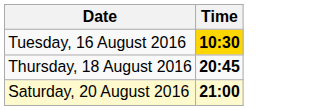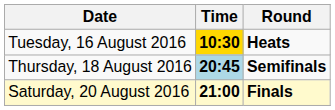+ column: (287, 17)
(219, 67) no background -> (219, 67) lightblue background
